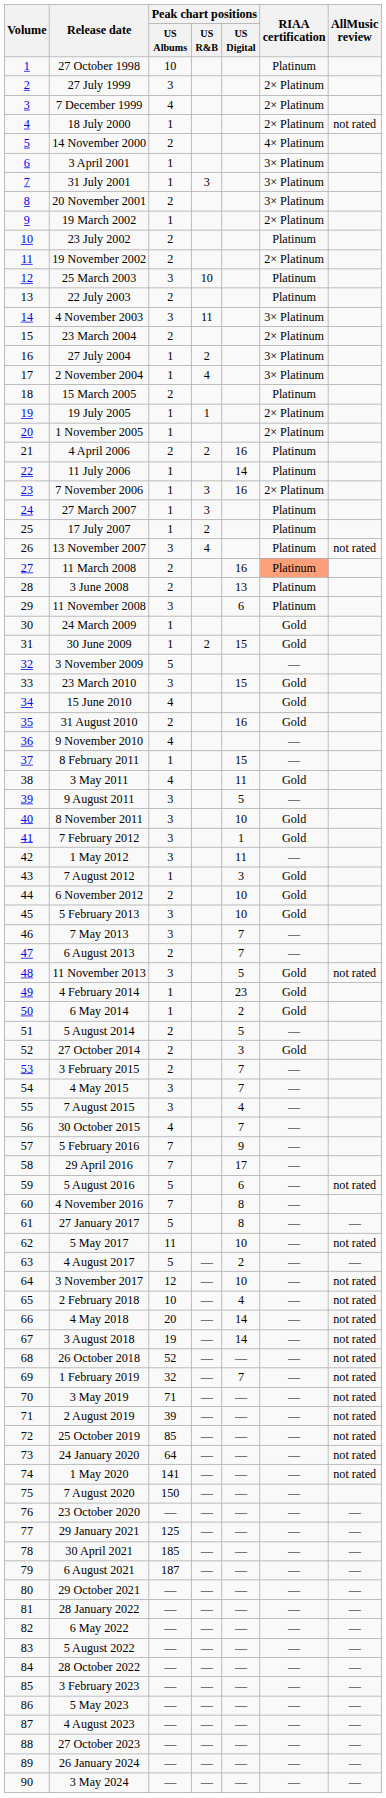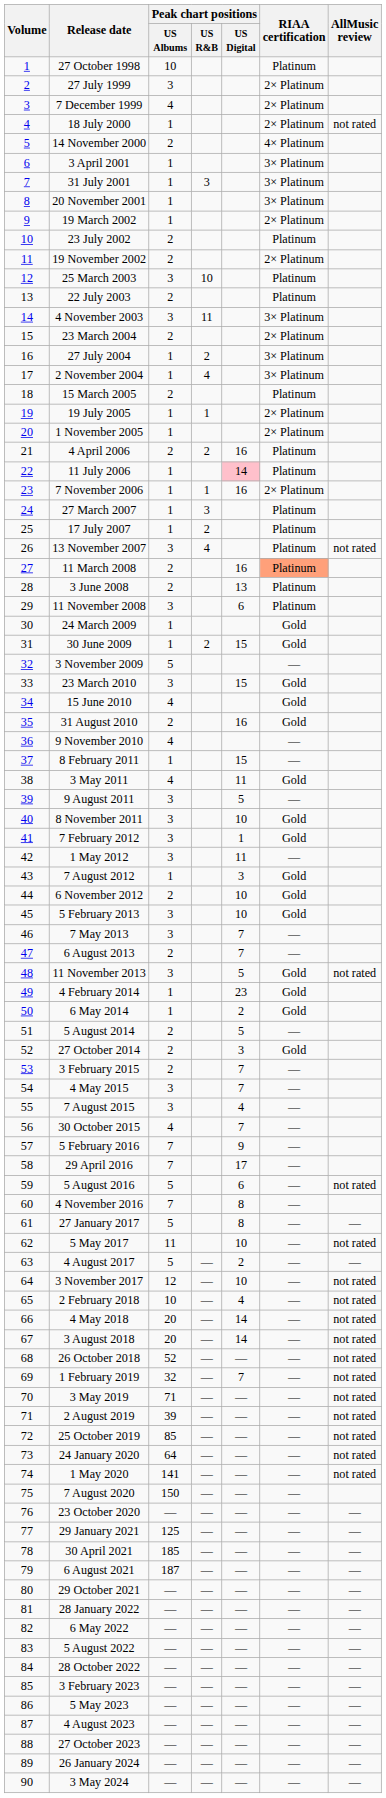(170, 201) 2 -> (170, 201) 1
(241, 471) no background -> (241, 471) pink background
(207, 490) 3 -> (207, 490) 1
(170, 1339) 19 -> (170, 1339) 20
